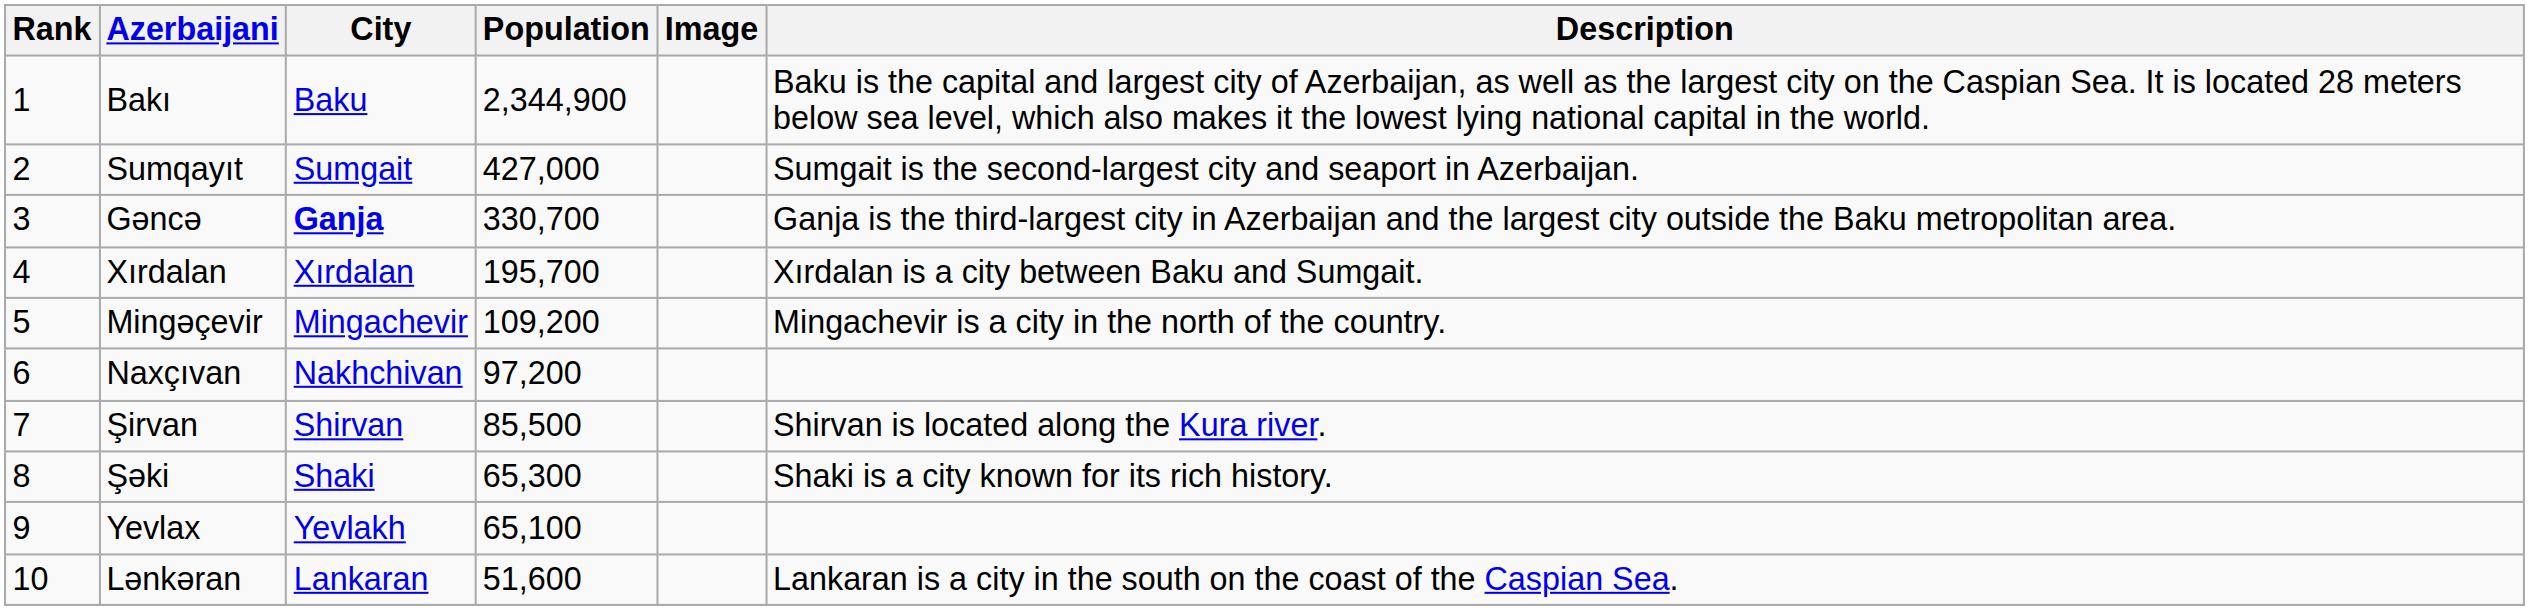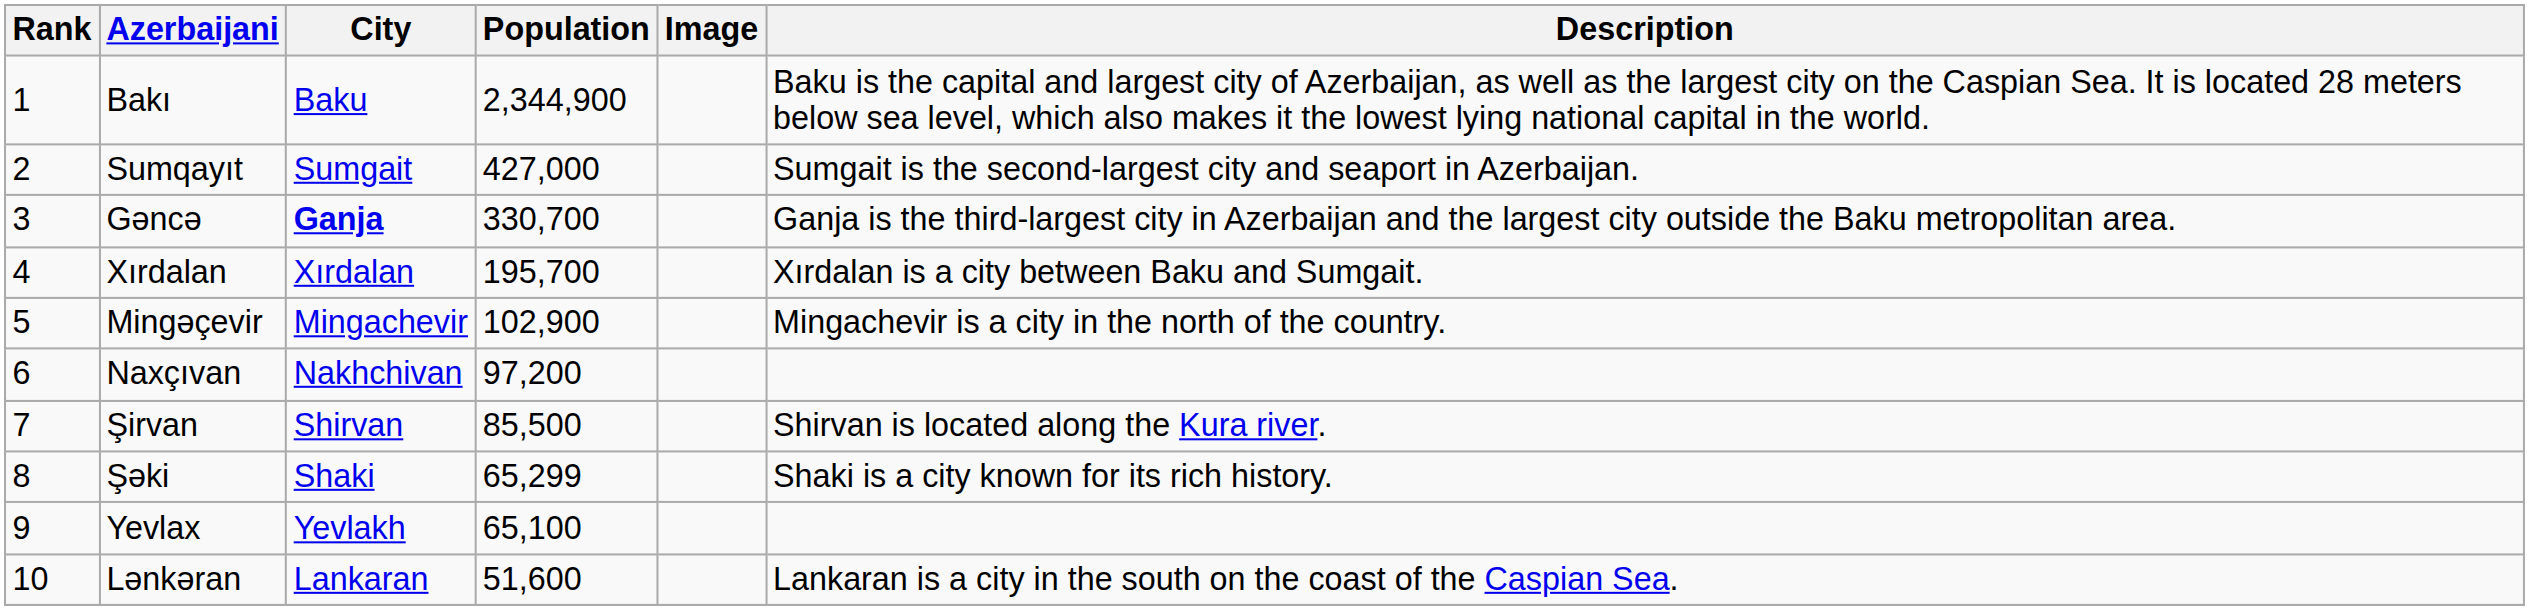(541, 322) 109,200 -> (541, 322) 102,900
(532, 476) 65,300 -> (532, 476) 65,299
